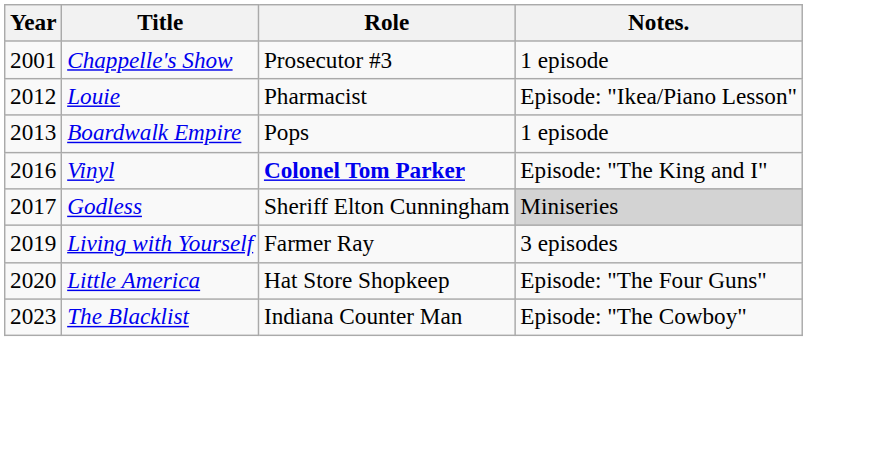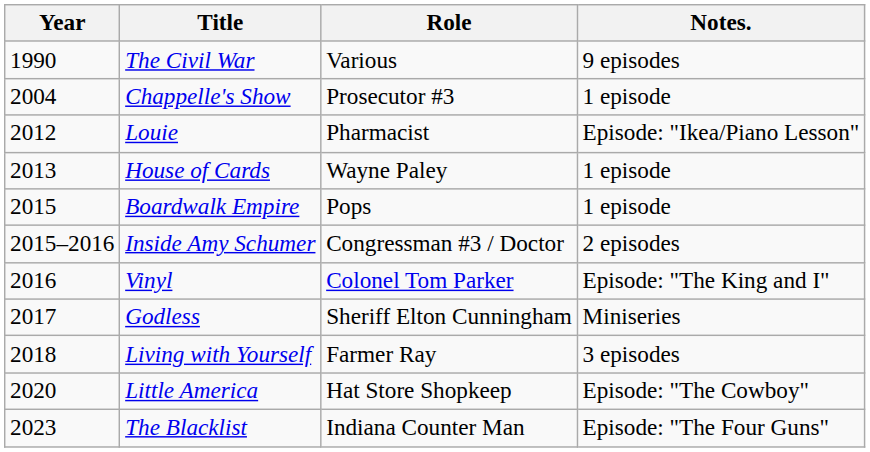+ row: (190, 59)
(33, 59) 2001 -> (33, 96) 2004
+ row: (198, 170)
(33, 133) 2013 -> (33, 206) 2015
+ row: (220, 243)
(364, 170) bold -> (420, 280) normal
(569, 206) lightgrey background -> (632, 317) no background
(33, 243) 2019 -> (33, 354) 2018
(644, 280) Episode: "The Four Guns" -> (696, 390) Episode: "The Cowboy"
(634, 317) Episode: "The Cowboy" -> (706, 427) Episode: "The Four Guns"
